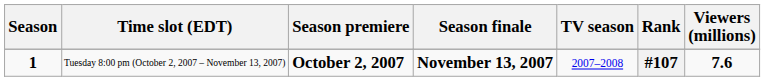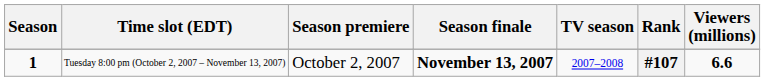(348, 62) bold -> (346, 62) normal
(722, 62) 7.6 -> (722, 62) 6.6
